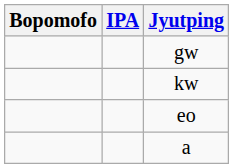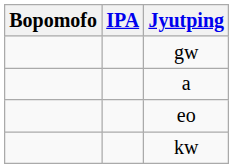rows swapped: (186, 83) <-> (186, 147)
